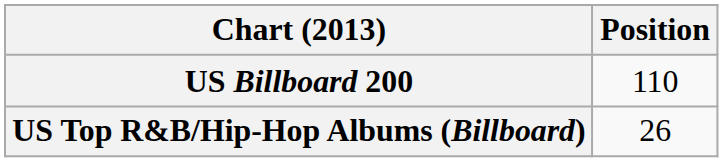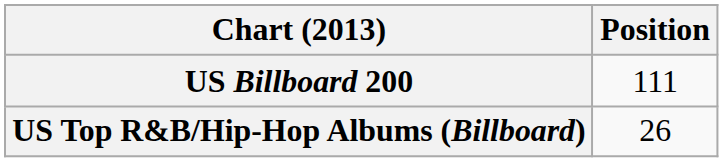(655, 80) 110 -> (655, 80) 111
